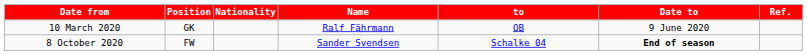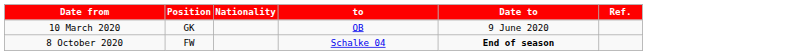- column: (358, 12)
